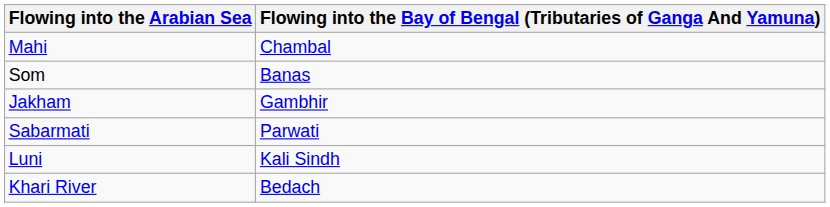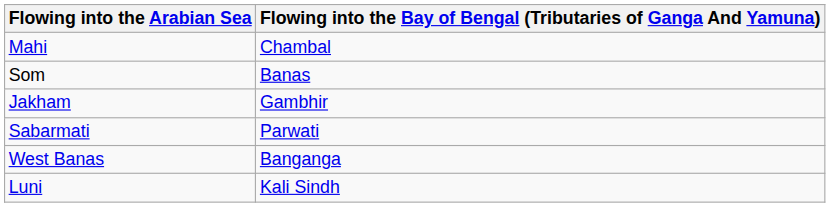+ row: (56, 159)
- row: (53, 187)
